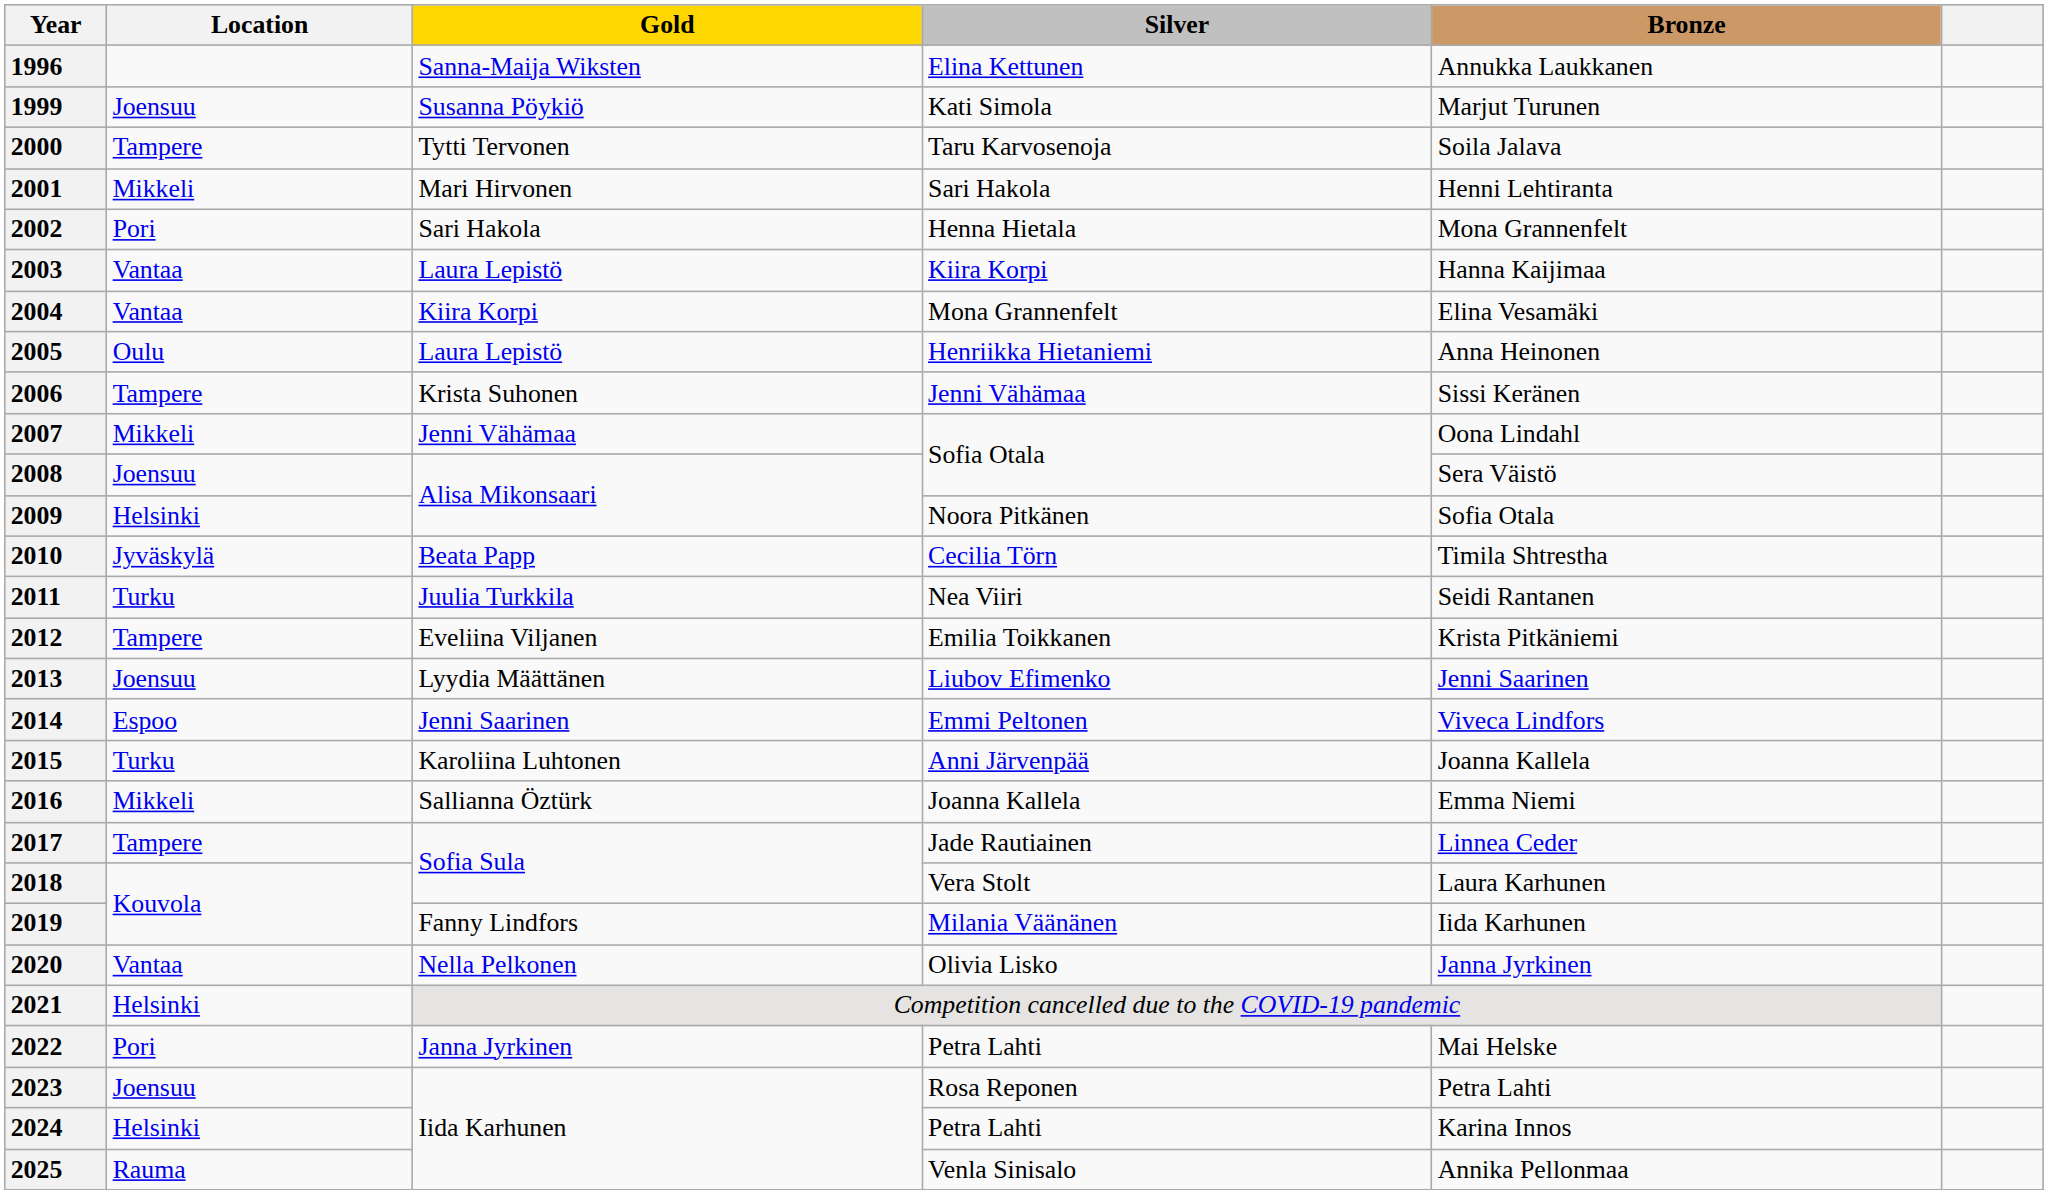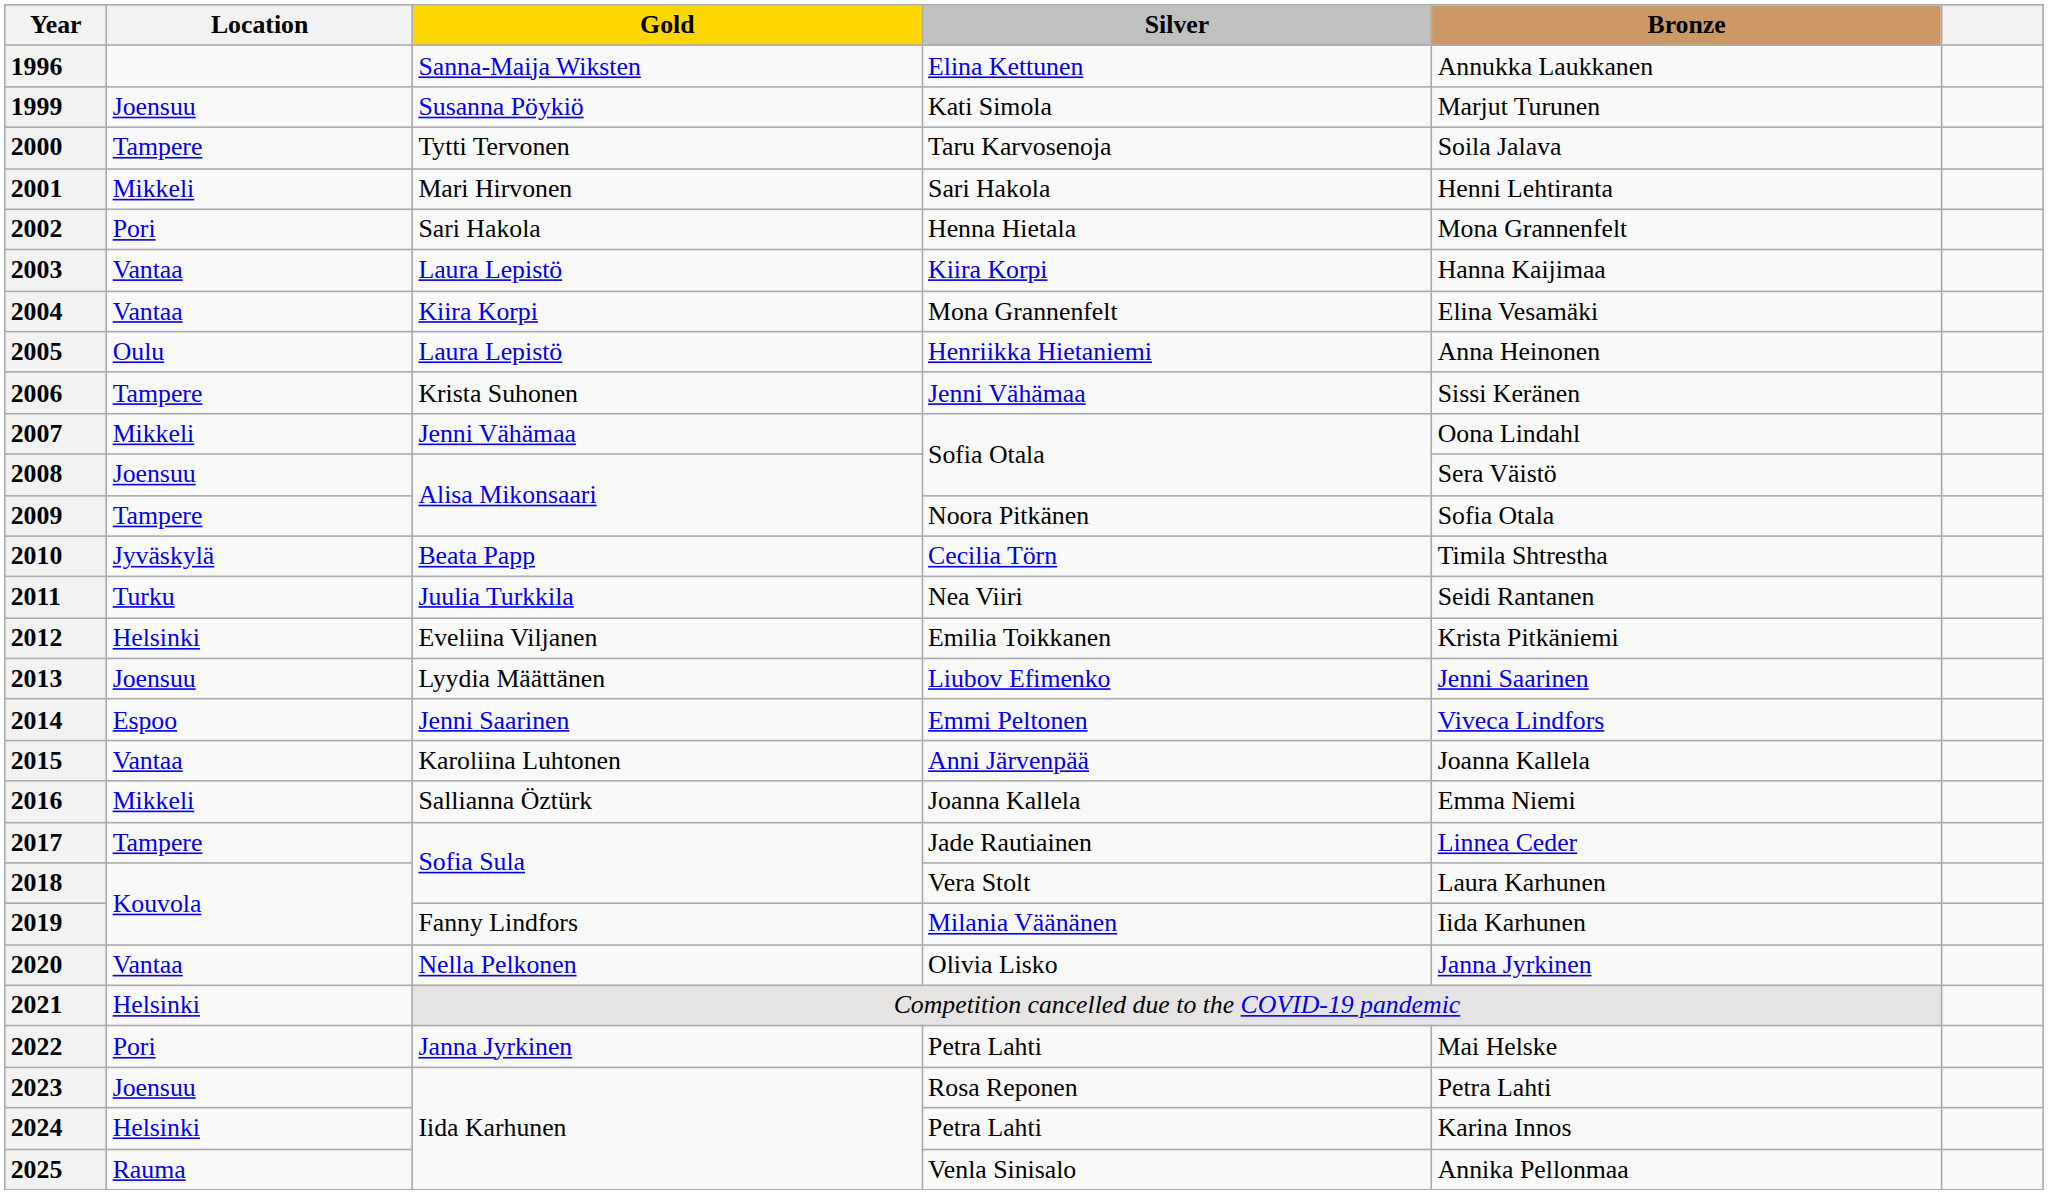(156, 515) Helsinki -> (158, 515) Tampere
(158, 637) Tampere -> (156, 637) Helsinki
(144, 760) Turku -> (148, 760) Vantaa
